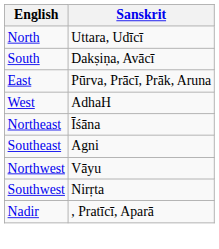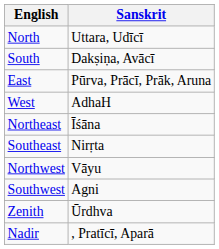(85, 146) Agni -> (88, 146) Nirṛta
(88, 189) Nirṛta -> (85, 189) Agni
+ row: (26, 211)
